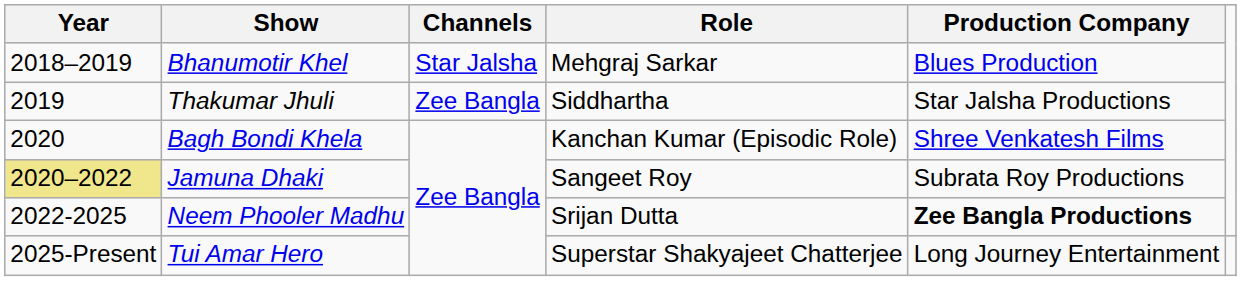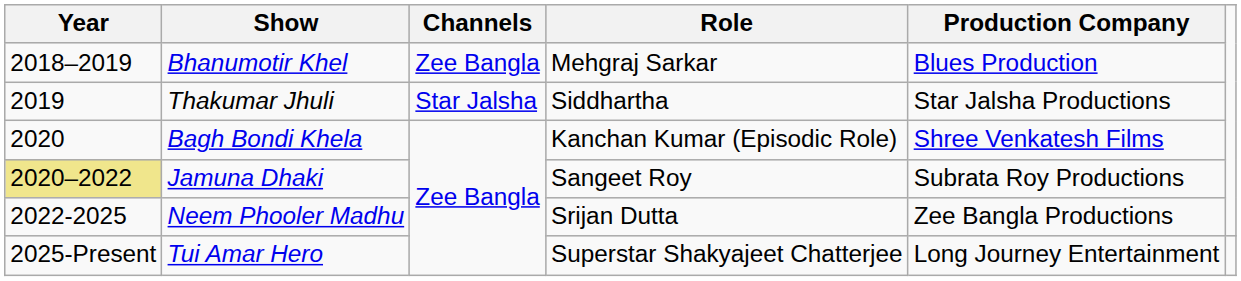(476, 62) Star Jalsha -> (478, 62) Zee Bangla
(478, 100) Zee Bangla -> (476, 100) Star Jalsha
(1053, 216) bold -> (1043, 216) normal
